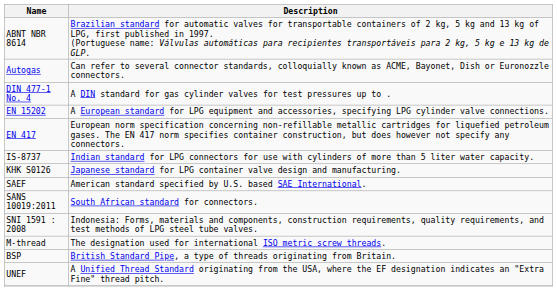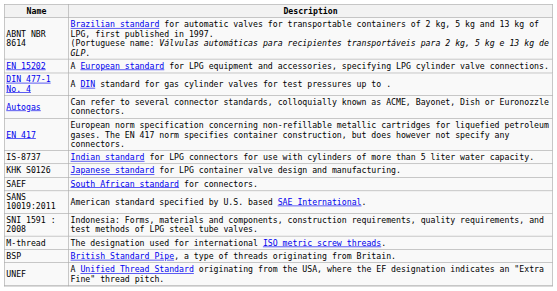rows swapped: (24, 71) <-> (26, 112)
(219, 184) American standard specified by U.S. based SAE International. -> (164, 184) South African standard for connectors.
(164, 202) South African standard for connectors. -> (219, 202) American standard specified by U.S. based SAE International.
